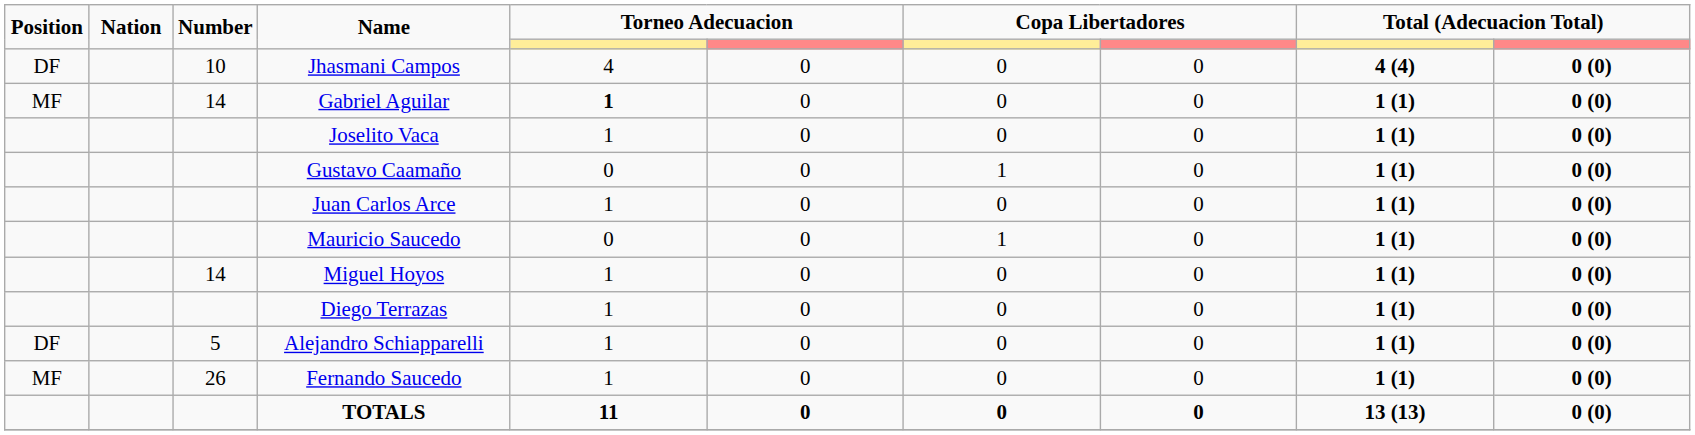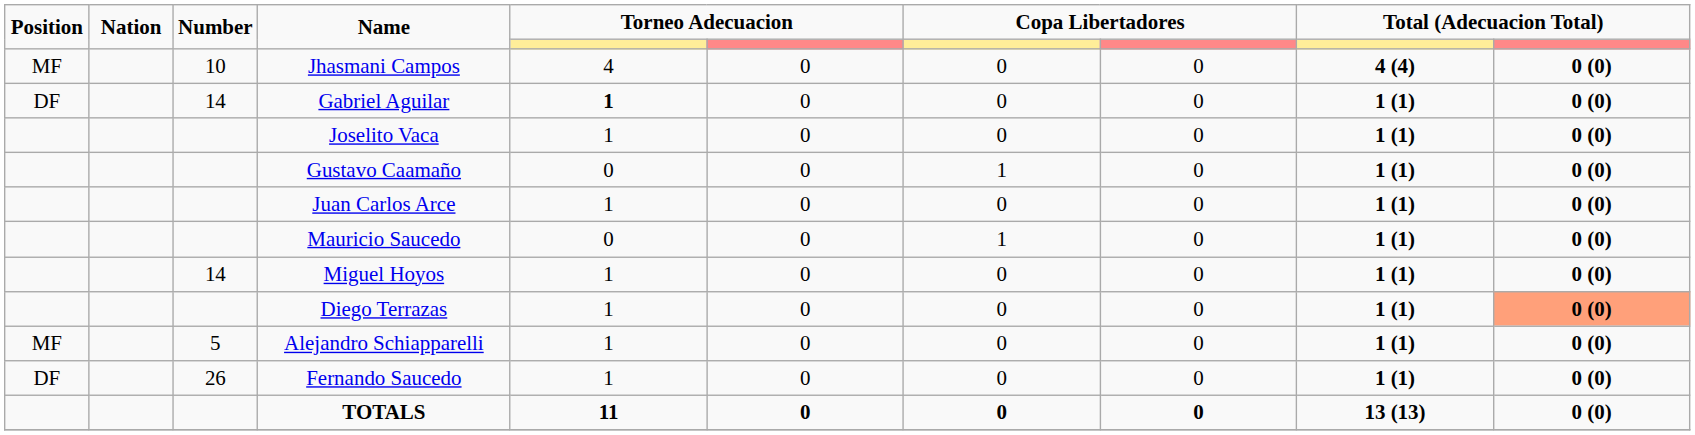(47, 66) DF -> (47, 66) MF
(47, 100) MF -> (47, 100) DF
(1592, 308) no background -> (1592, 308) lightsalmon background
(47, 343) DF -> (47, 343) MF
(47, 377) MF -> (47, 377) DF
